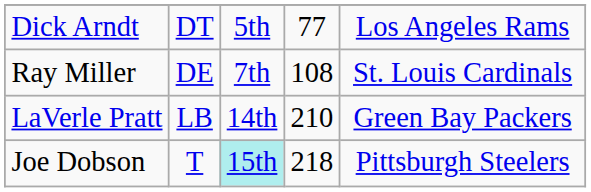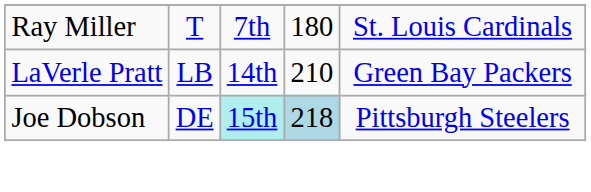- row: (75, 27)
(195, 72) DE -> (195, 27) T
(312, 72) 108 -> (312, 27) 180
(195, 162) T -> (195, 117) DE
(312, 162) no background -> (312, 117) lightblue background
